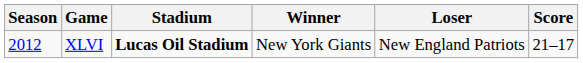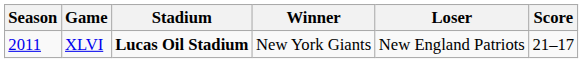(25, 44) 2012 -> (25, 44) 2011
